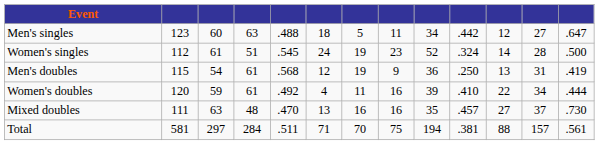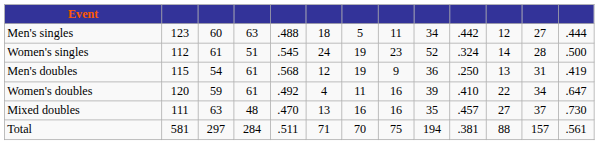(576, 33) .647 -> (576, 33) .444
(576, 91) .444 -> (576, 91) .647
